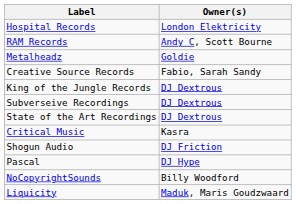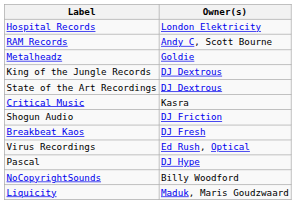- row: (70, 72)
- row: (68, 102)
+ row: (45, 132)
+ row: (51, 147)
